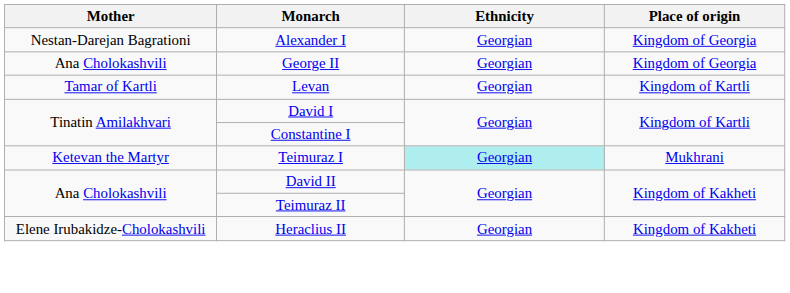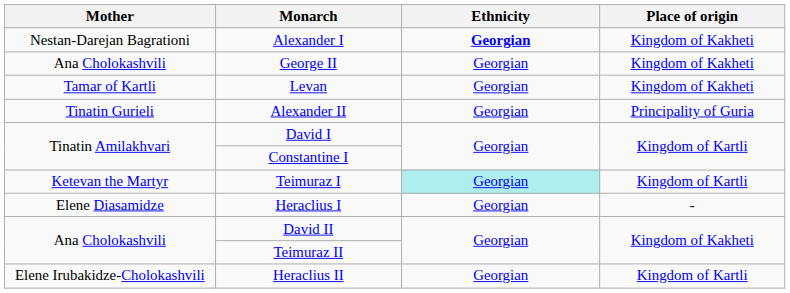(505, 39) normal -> (501, 39) bold
(695, 39) Kingdom of Georgia -> (692, 39) Kingdom of Kakheti
(695, 63) Kingdom of Georgia -> (692, 63) Kingdom of Kakheti
(695, 87) Kingdom of Kartli -> (692, 87) Kingdom of Kakheti
+ row: (308, 110)
(695, 157) Mukhrani -> (692, 181) Kingdom of Kartli
+ row: (308, 205)
(695, 228) Kingdom of Kakheti -> (692, 275) Kingdom of Kartli
